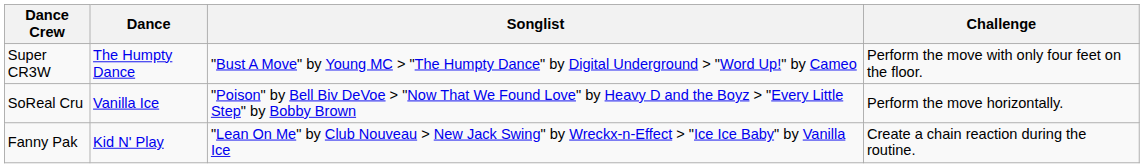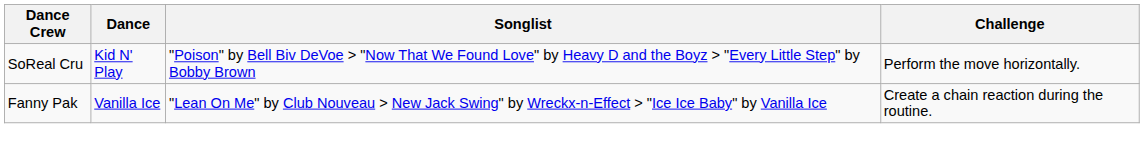- row: (29, 63)
(126, 103) Vanilla Ice -> (113, 63) Kid N' Play
(128, 142) Kid N' Play -> (127, 103) Vanilla Ice
